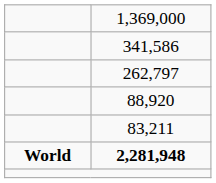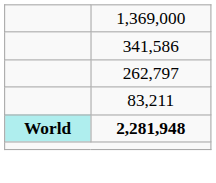- row: (151, 100)
(48, 155) no background -> (48, 128) paleturquoise background
